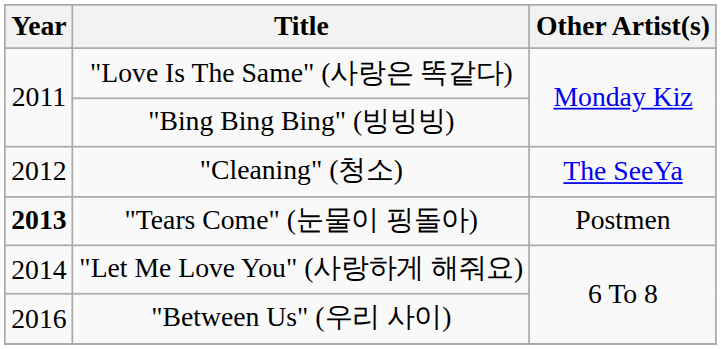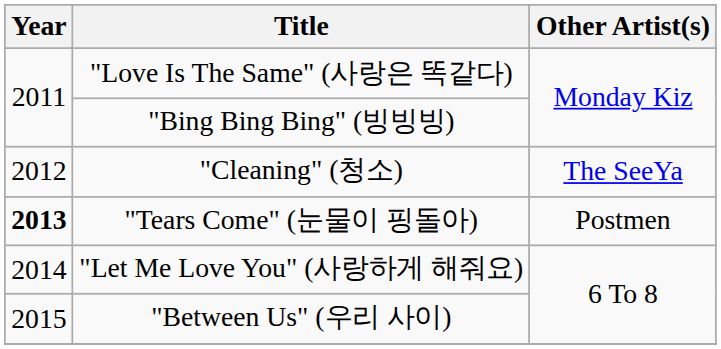(39, 318) 2016 -> (39, 318) 2015
